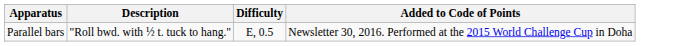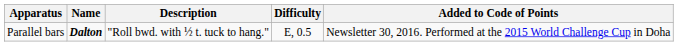+ column: (86, 13)
